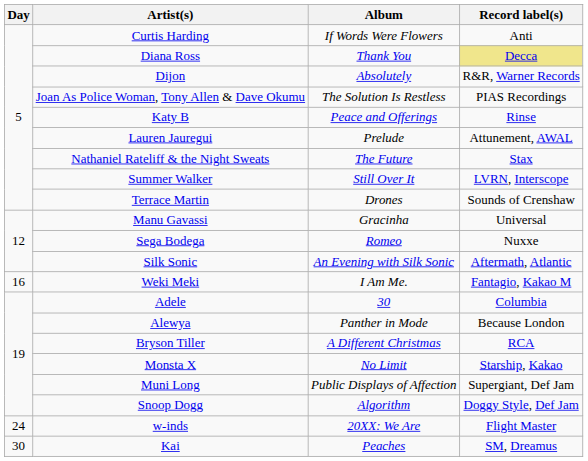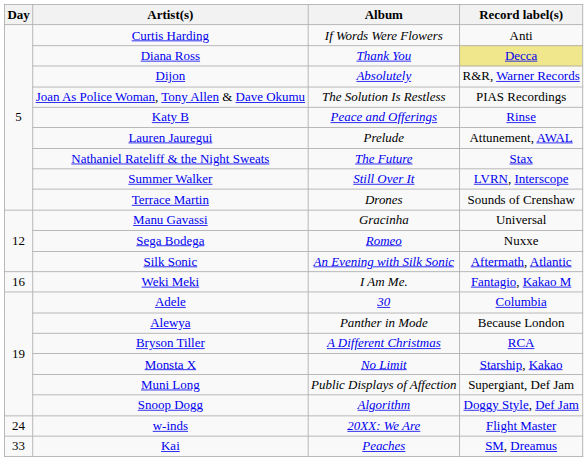(19, 446) 30 -> (19, 446) 33
